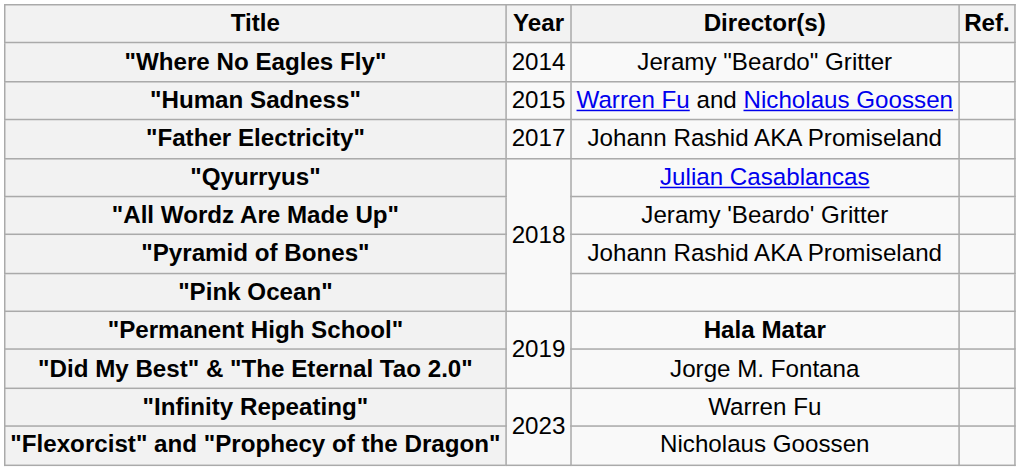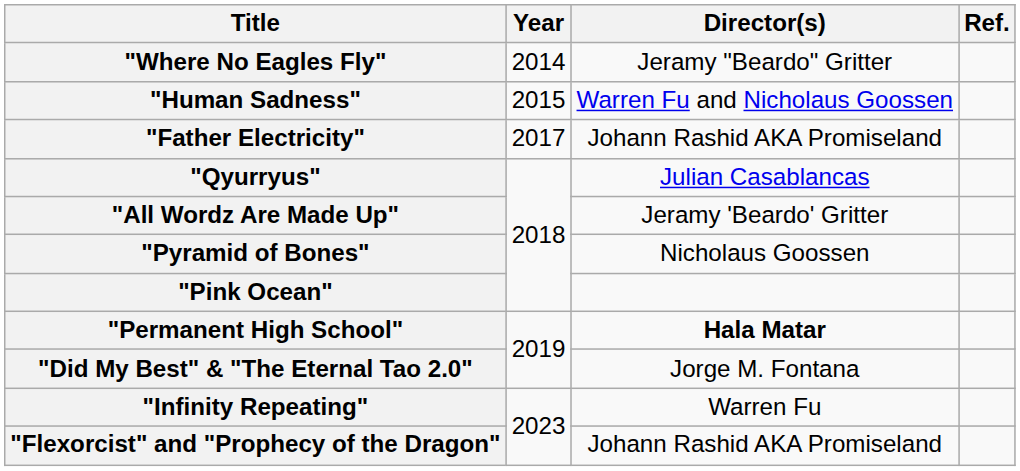(765, 253) Johann Rashid AKA Promiseland -> (765, 253) Nicholaus Goossen
(765, 445) Nicholaus Goossen -> (765, 445) Johann Rashid AKA Promiseland
